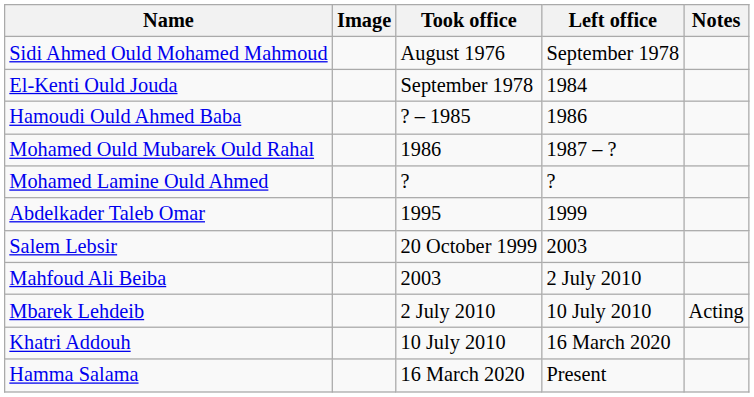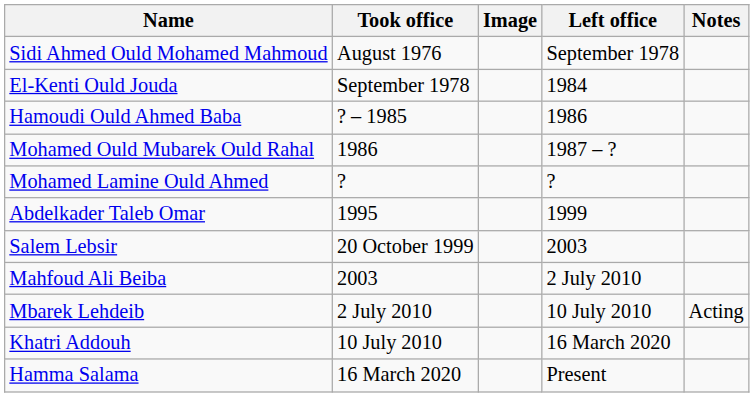columns swapped: (364, 20) <-> (469, 20)
